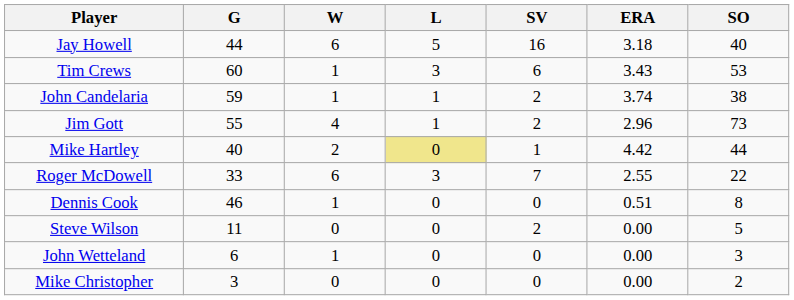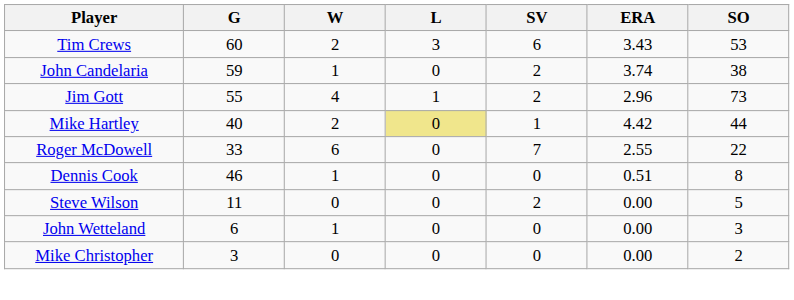- row: (94, 44)
(335, 70) 1 -> (335, 44) 2
(436, 96) 1 -> (436, 70) 0
(436, 176) 3 -> (436, 149) 0
